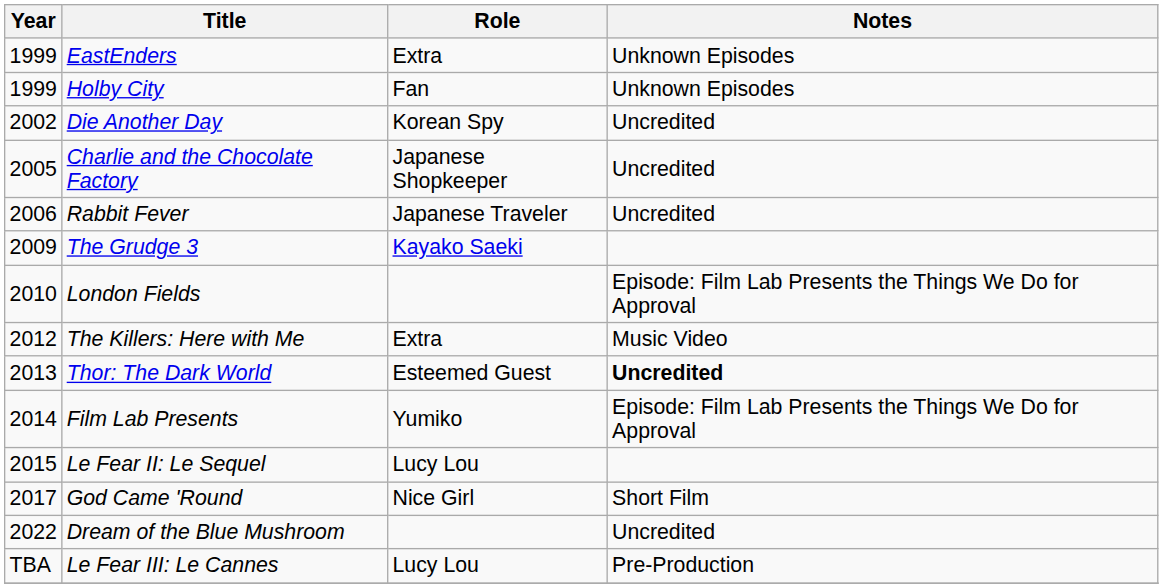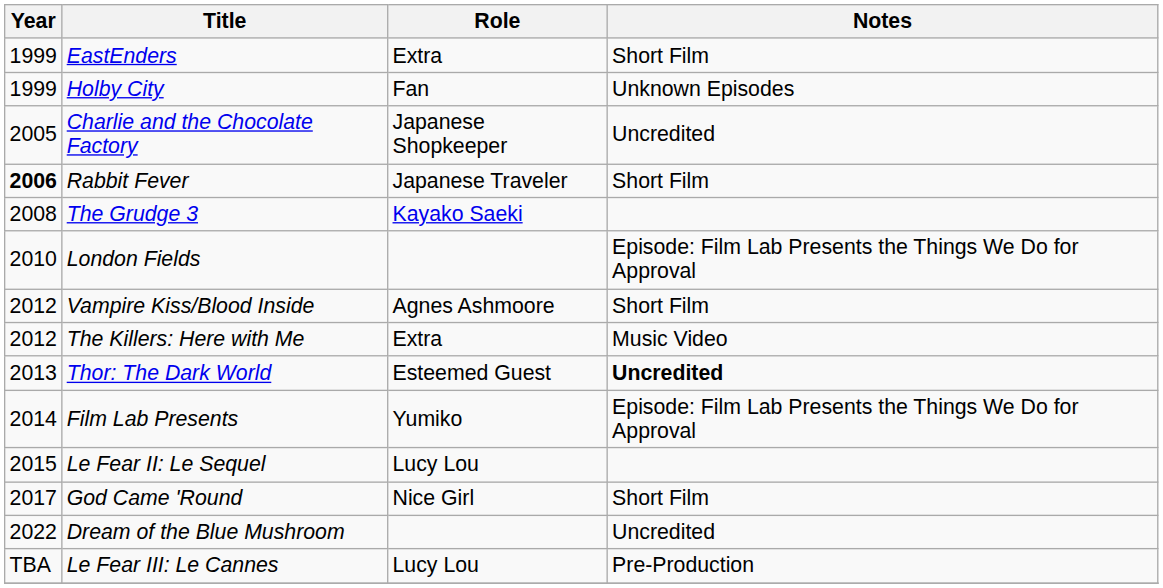(703, 55) Unknown Episodes -> (661, 55) Short Film
- row: (144, 122)
(33, 214) normal -> (33, 180) bold
(664, 214) Uncredited -> (661, 180) Short Film
(33, 247) 2009 -> (33, 214) 2008
+ row: (191, 305)
